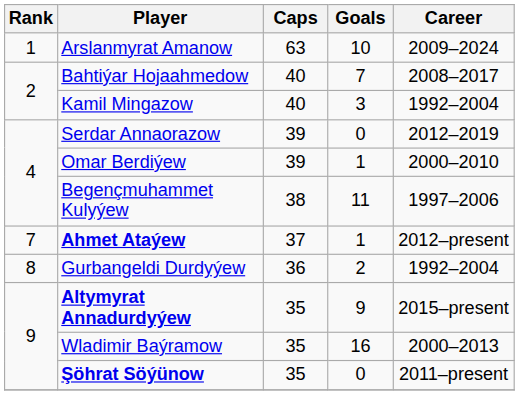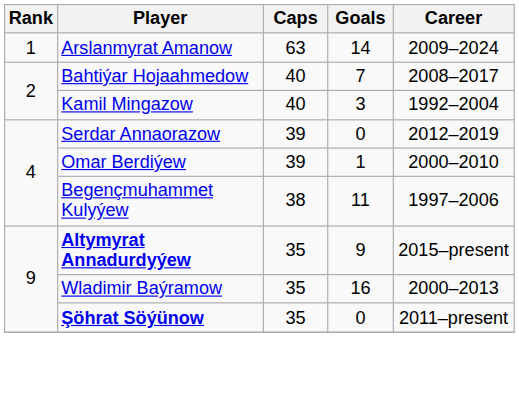(360, 47) 10 -> (360, 47) 14
- row: (123, 239)
- row: (153, 268)
